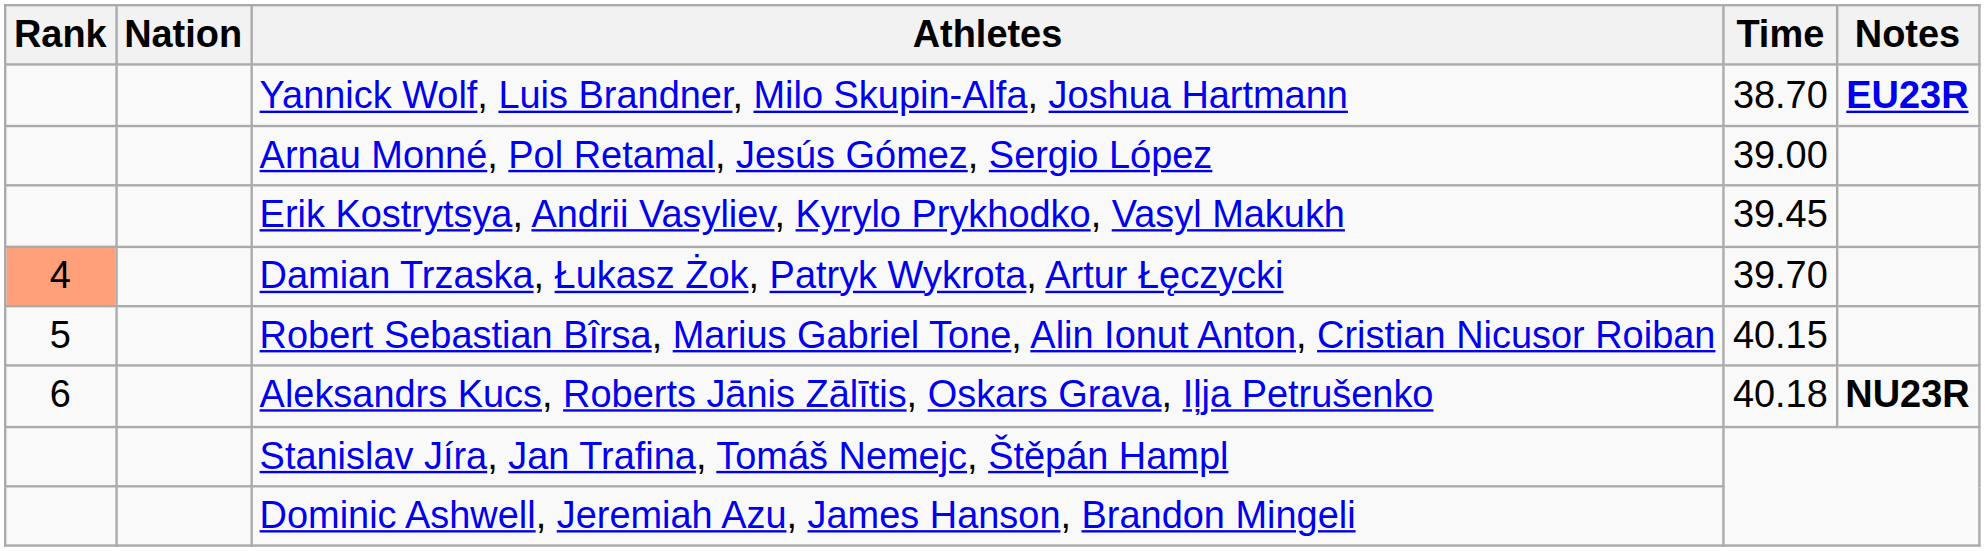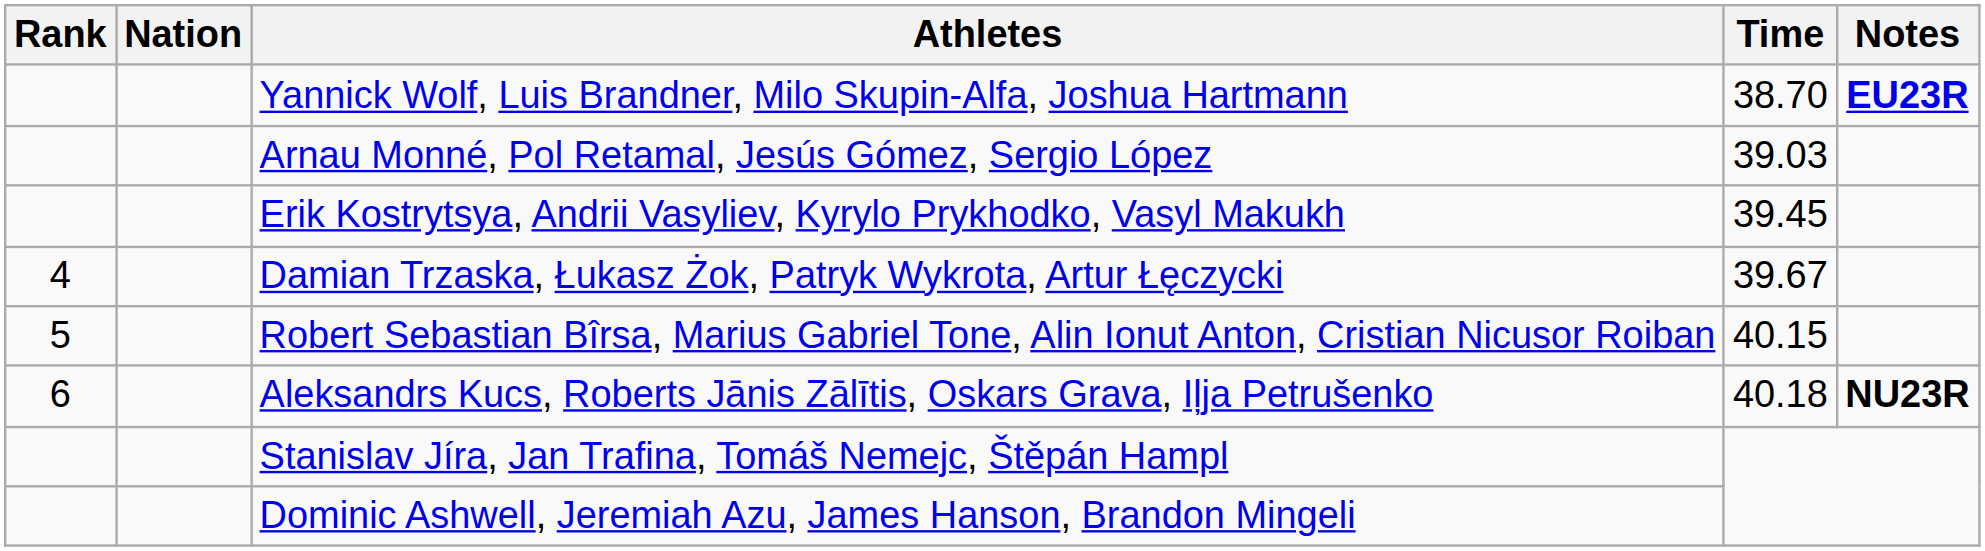(1780, 154) 39.00 -> (1780, 154) 39.03
(60, 275) lightsalmon background -> (60, 275) no background
(1780, 275) 39.70 -> (1780, 275) 39.67
